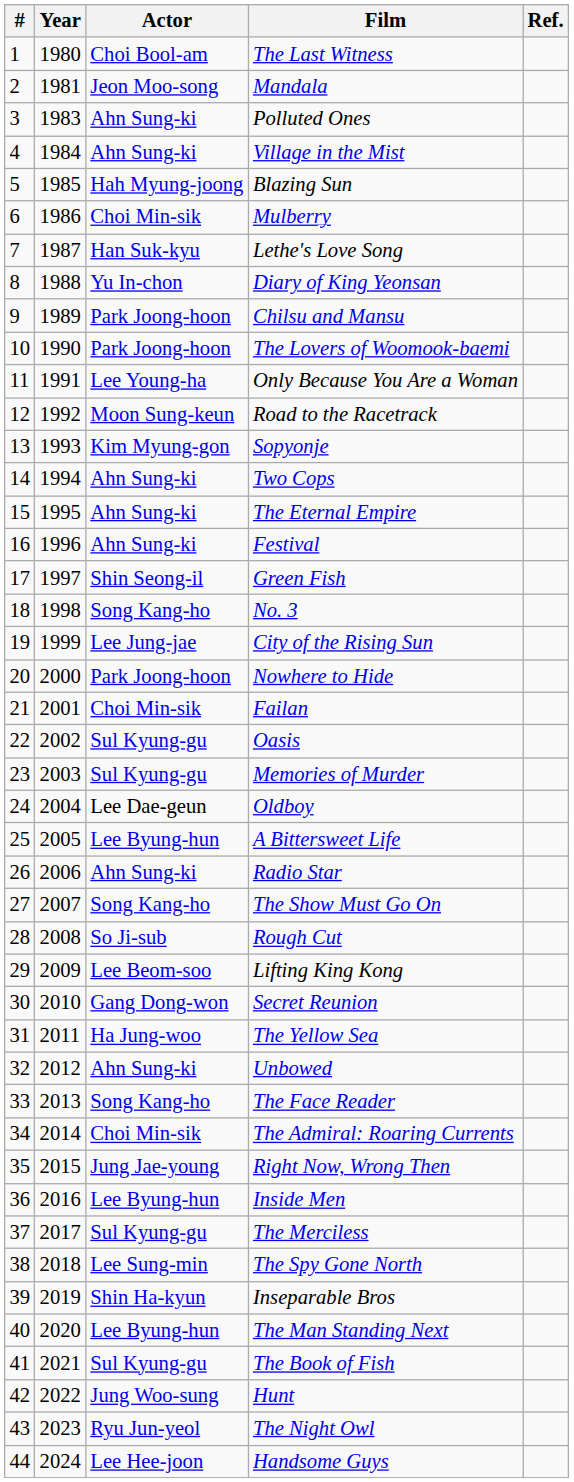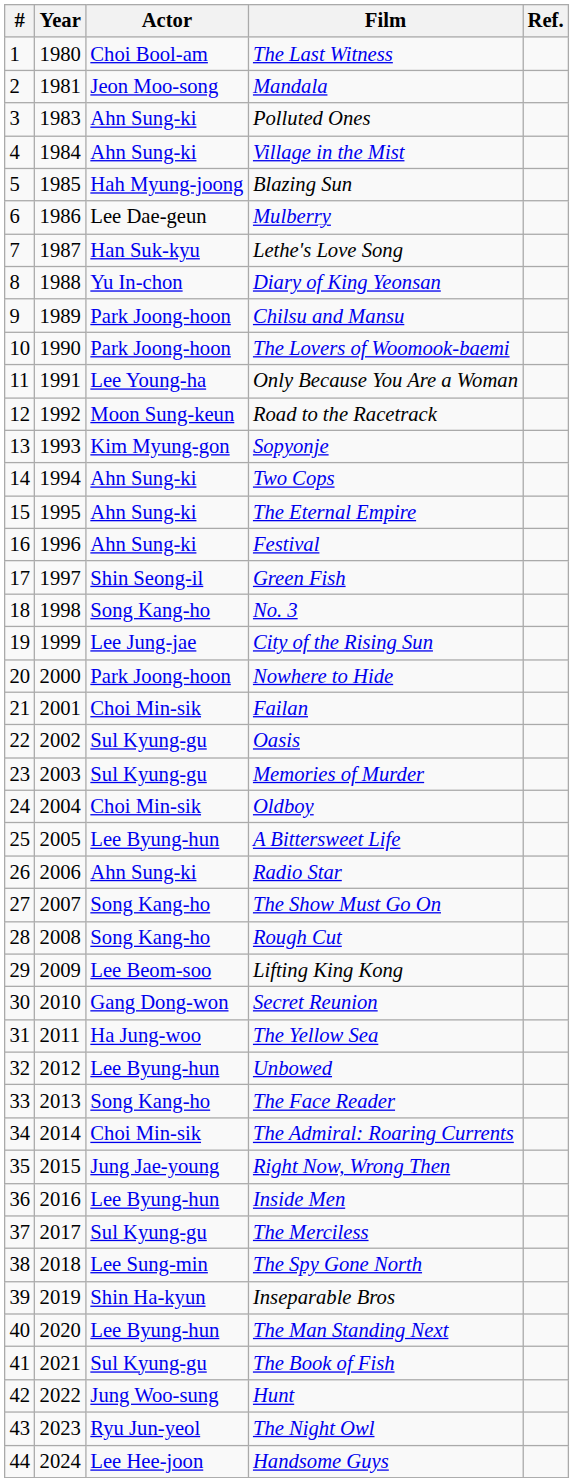(146, 217) Choi Min-sik -> (149, 217) Lee Dae-geun
(149, 806) Lee Dae-geun -> (146, 806) Choi Min-sik
(128, 937) So Ji-sub -> (150, 937) Song Kang-ho
(143, 1068) Ahn Sung-ki -> (155, 1068) Lee Byung-hun
